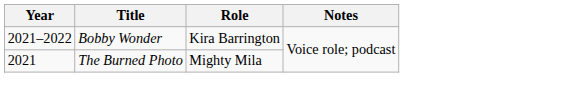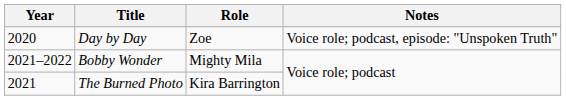+ row: (112, 38)
(235, 38) Kira Barrington -> (226, 60) Mighty Mila
(226, 60) Mighty Mila -> (235, 83) Kira Barrington
